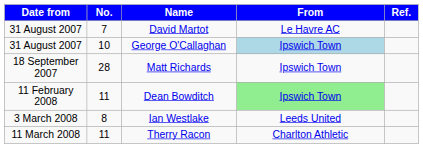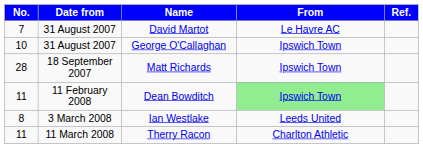columns swapped: (46, 12) <-> (104, 12)
(310, 45) lightblue background -> (310, 45) no background
